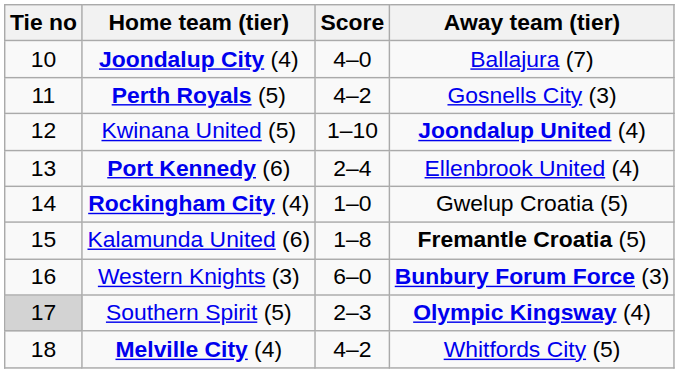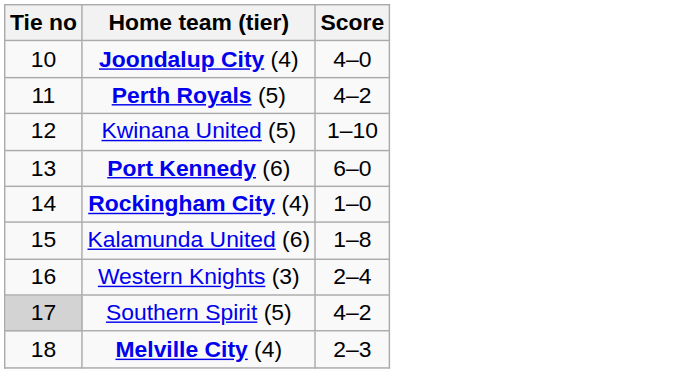- column: (532, 22)
(352, 167) 2–4 -> (352, 167) 6–0
(352, 276) 6–0 -> (352, 276) 2–4
(352, 312) 2–3 -> (352, 312) 4–2
(352, 349) 4–2 -> (352, 349) 2–3
